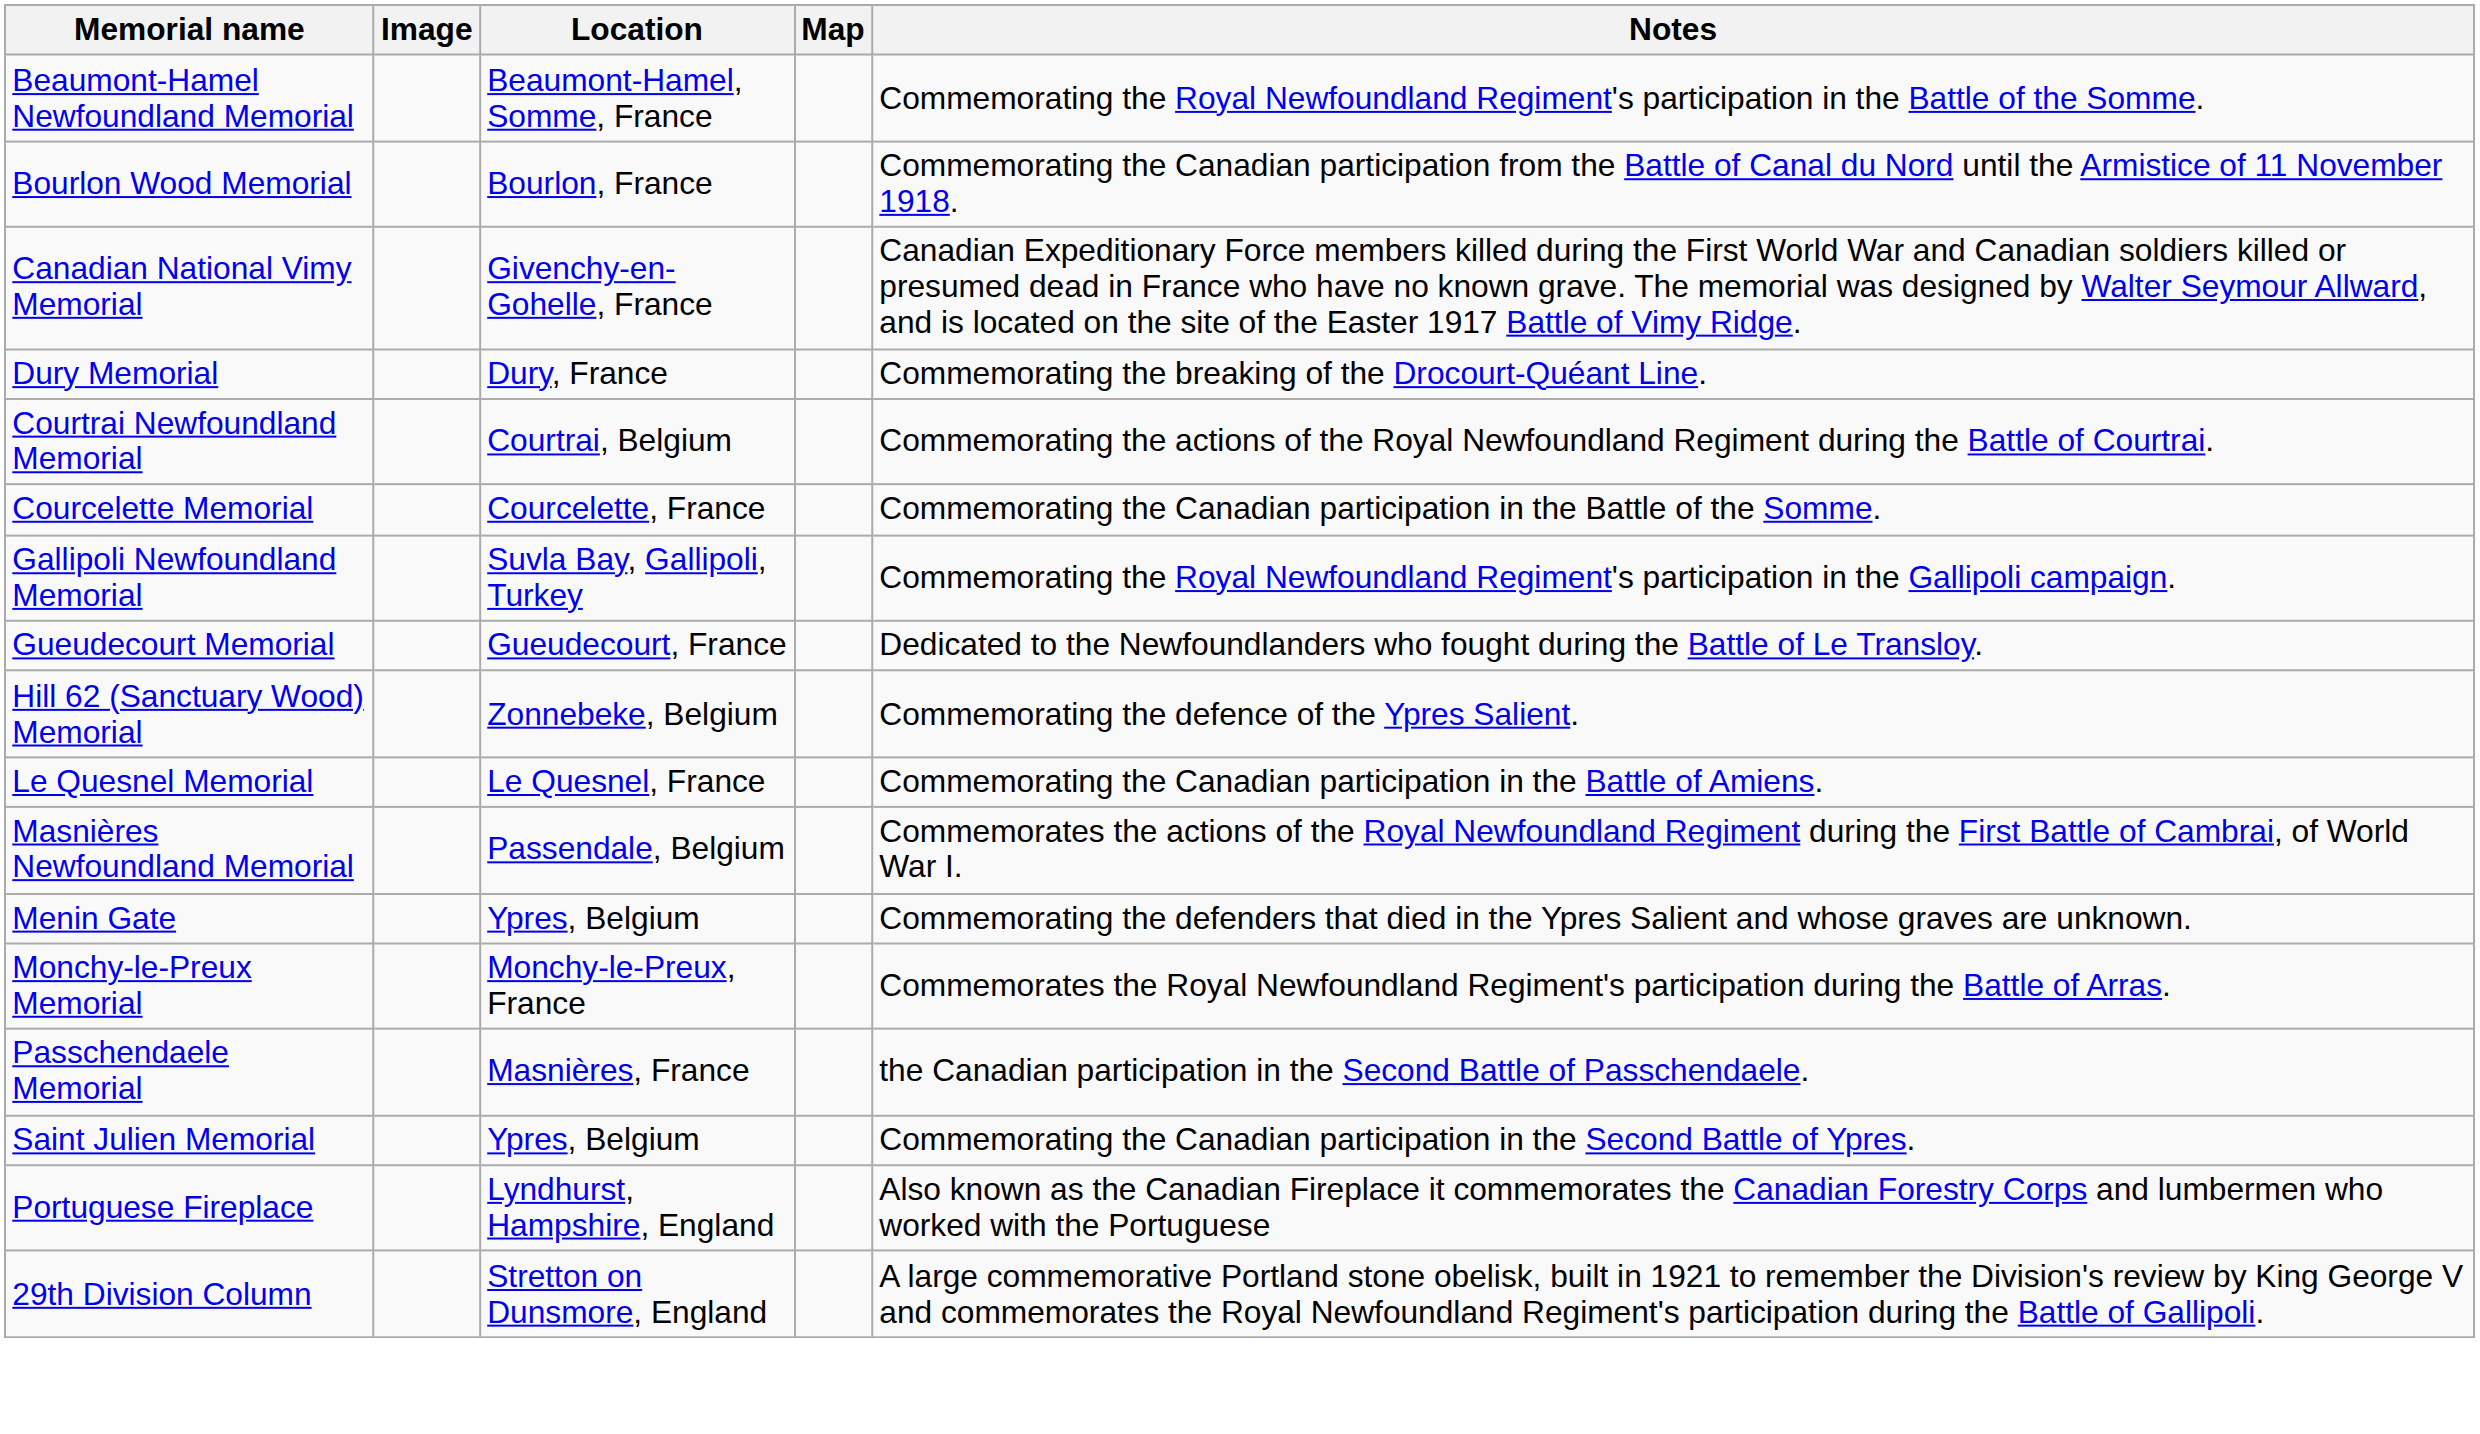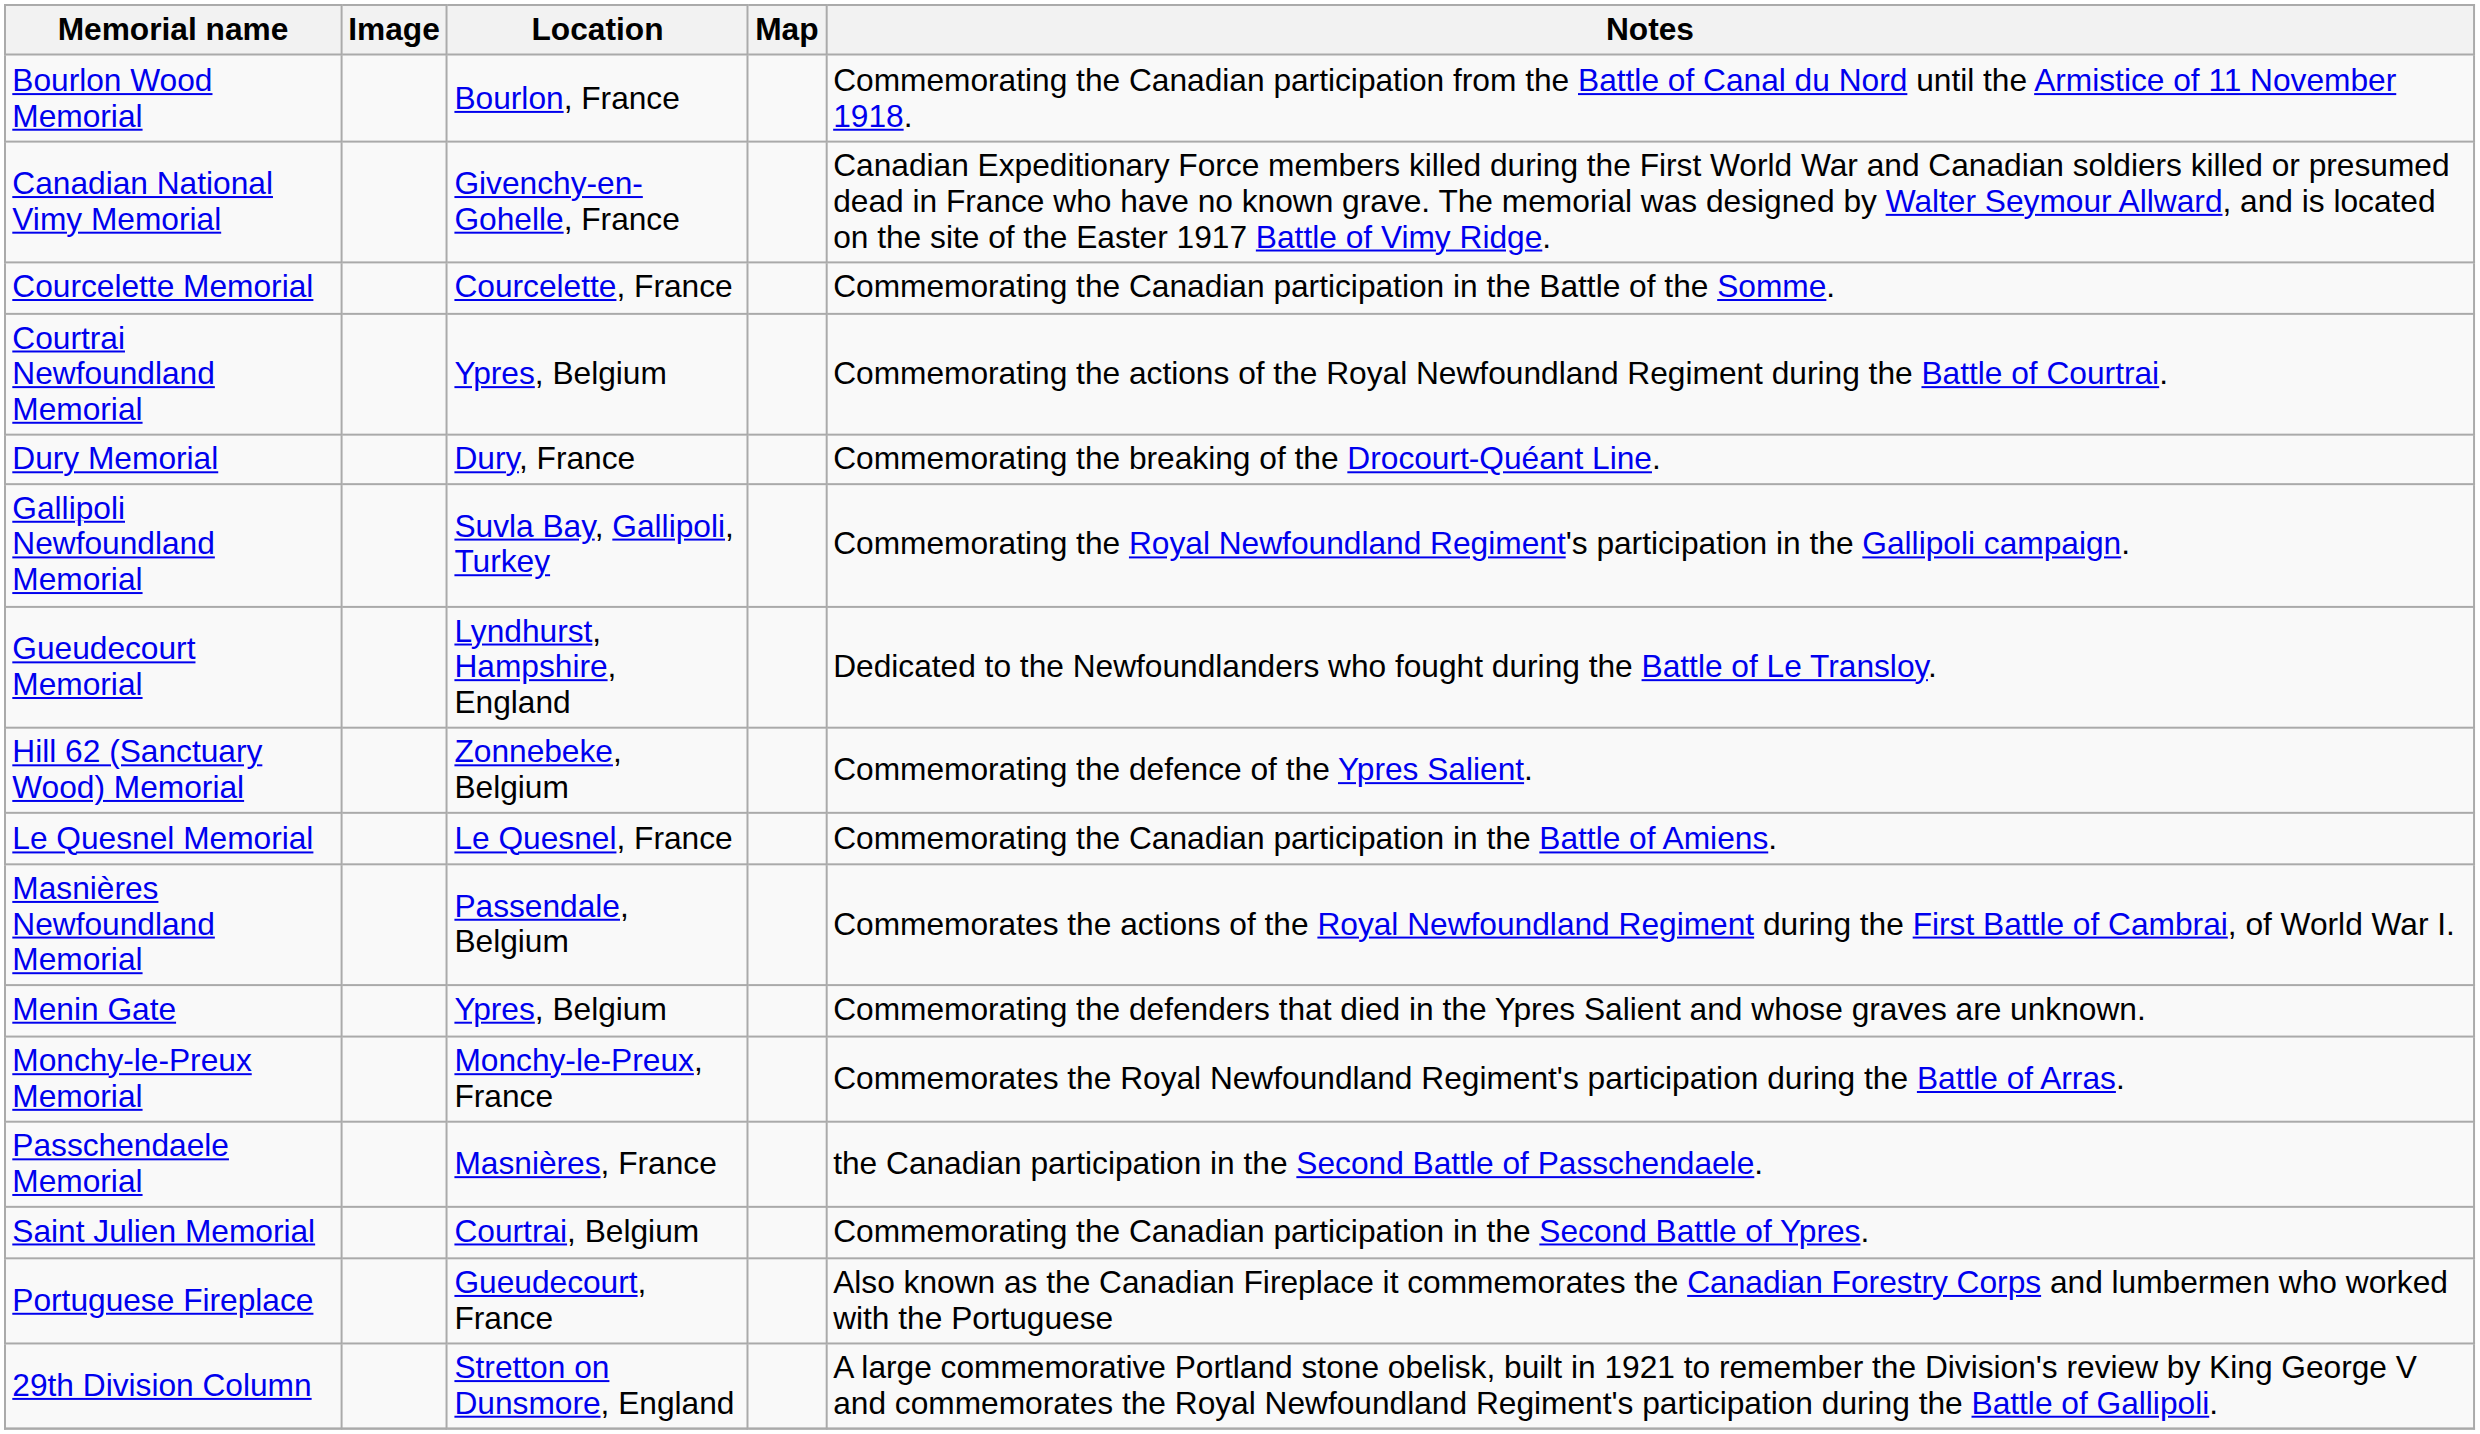- row: (183, 97)
rows swapped: (163, 509) <-> (115, 373)
(610, 441) Courtrai, Belgium -> (561, 373) Ypres, Belgium
(637, 645) Gueudecourt, France -> (535, 666) Lyndhurst, Hampshire, England
(593, 1139) Ypres, Belgium -> (577, 1231) Courtrai, Belgium
(631, 1207) Lyndhurst, Hampshire, England -> (550, 1300) Gueudecourt, France
